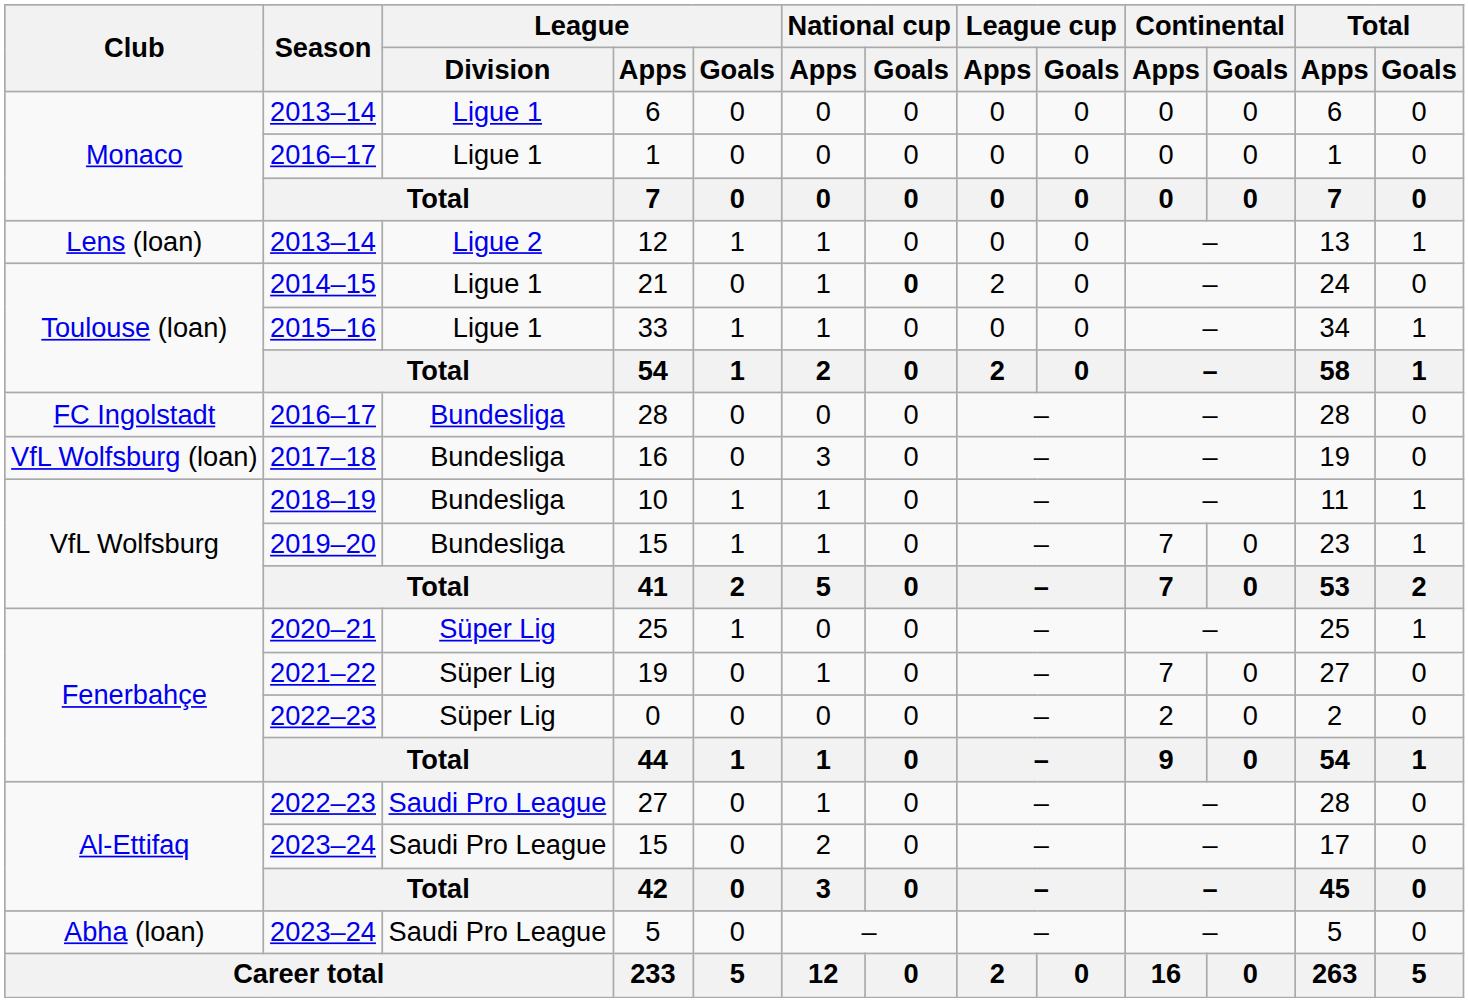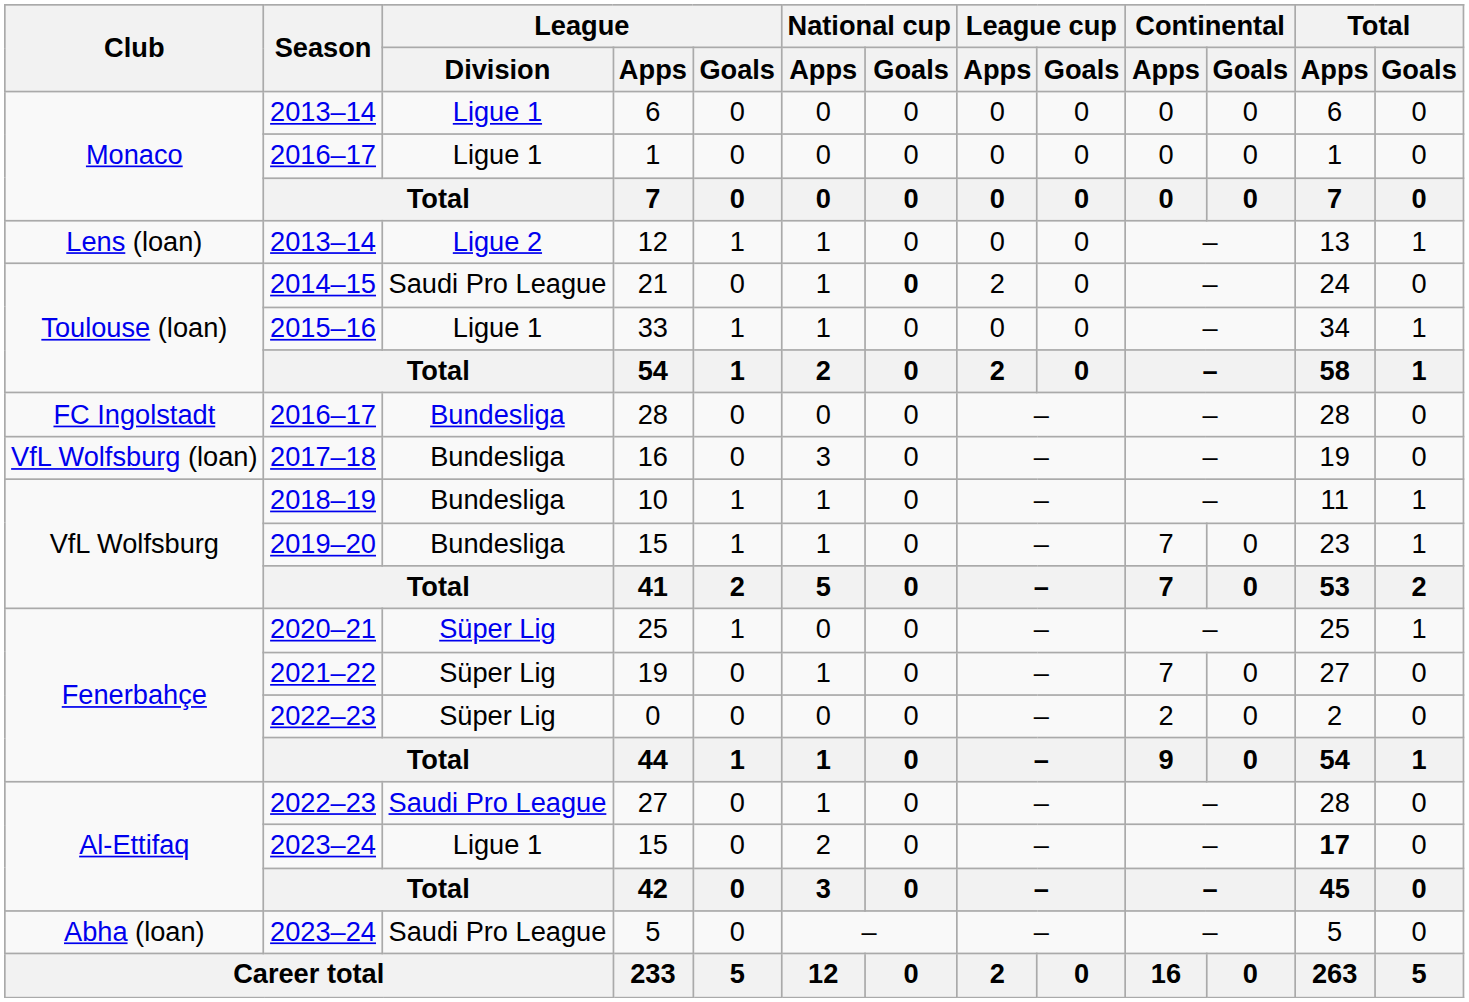(497, 284) Ligue 1 -> (497, 284) Saudi Pro League
(497, 845) Saudi Pro League -> (497, 845) Ligue 1
(1335, 845) normal -> (1335, 845) bold
